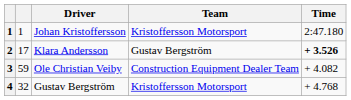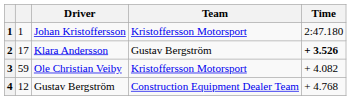(215, 68) Construction Equipment Dealer Team -> (189, 68) Kristoffersson Motorsport
(23, 87) 32 -> (23, 87) 12
(189, 87) Kristoffersson Motorsport -> (215, 87) Construction Equipment Dealer Team
